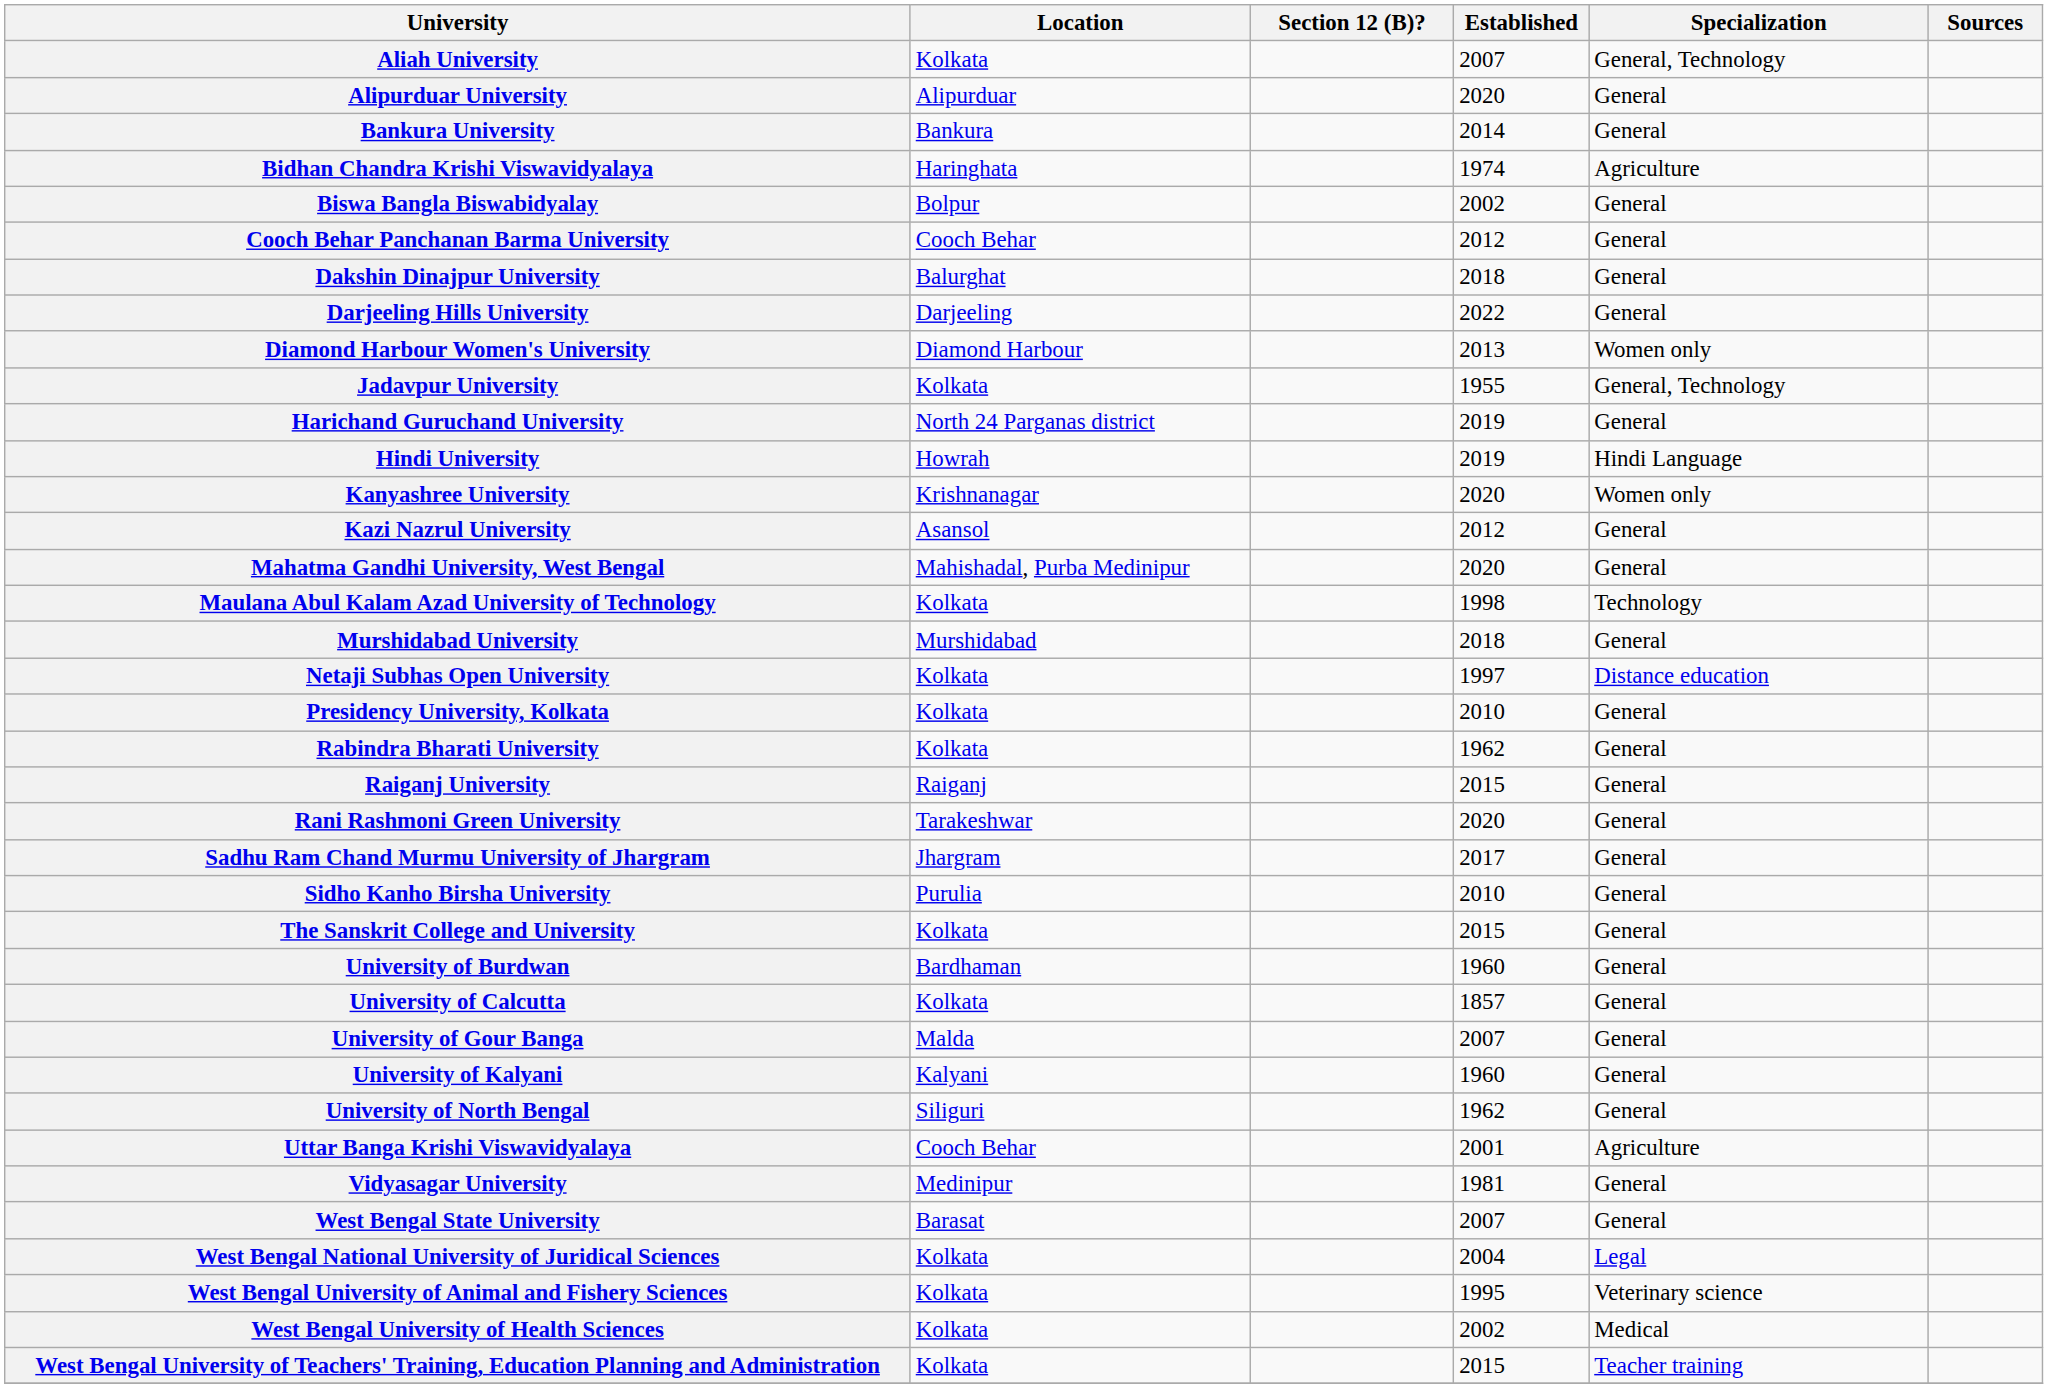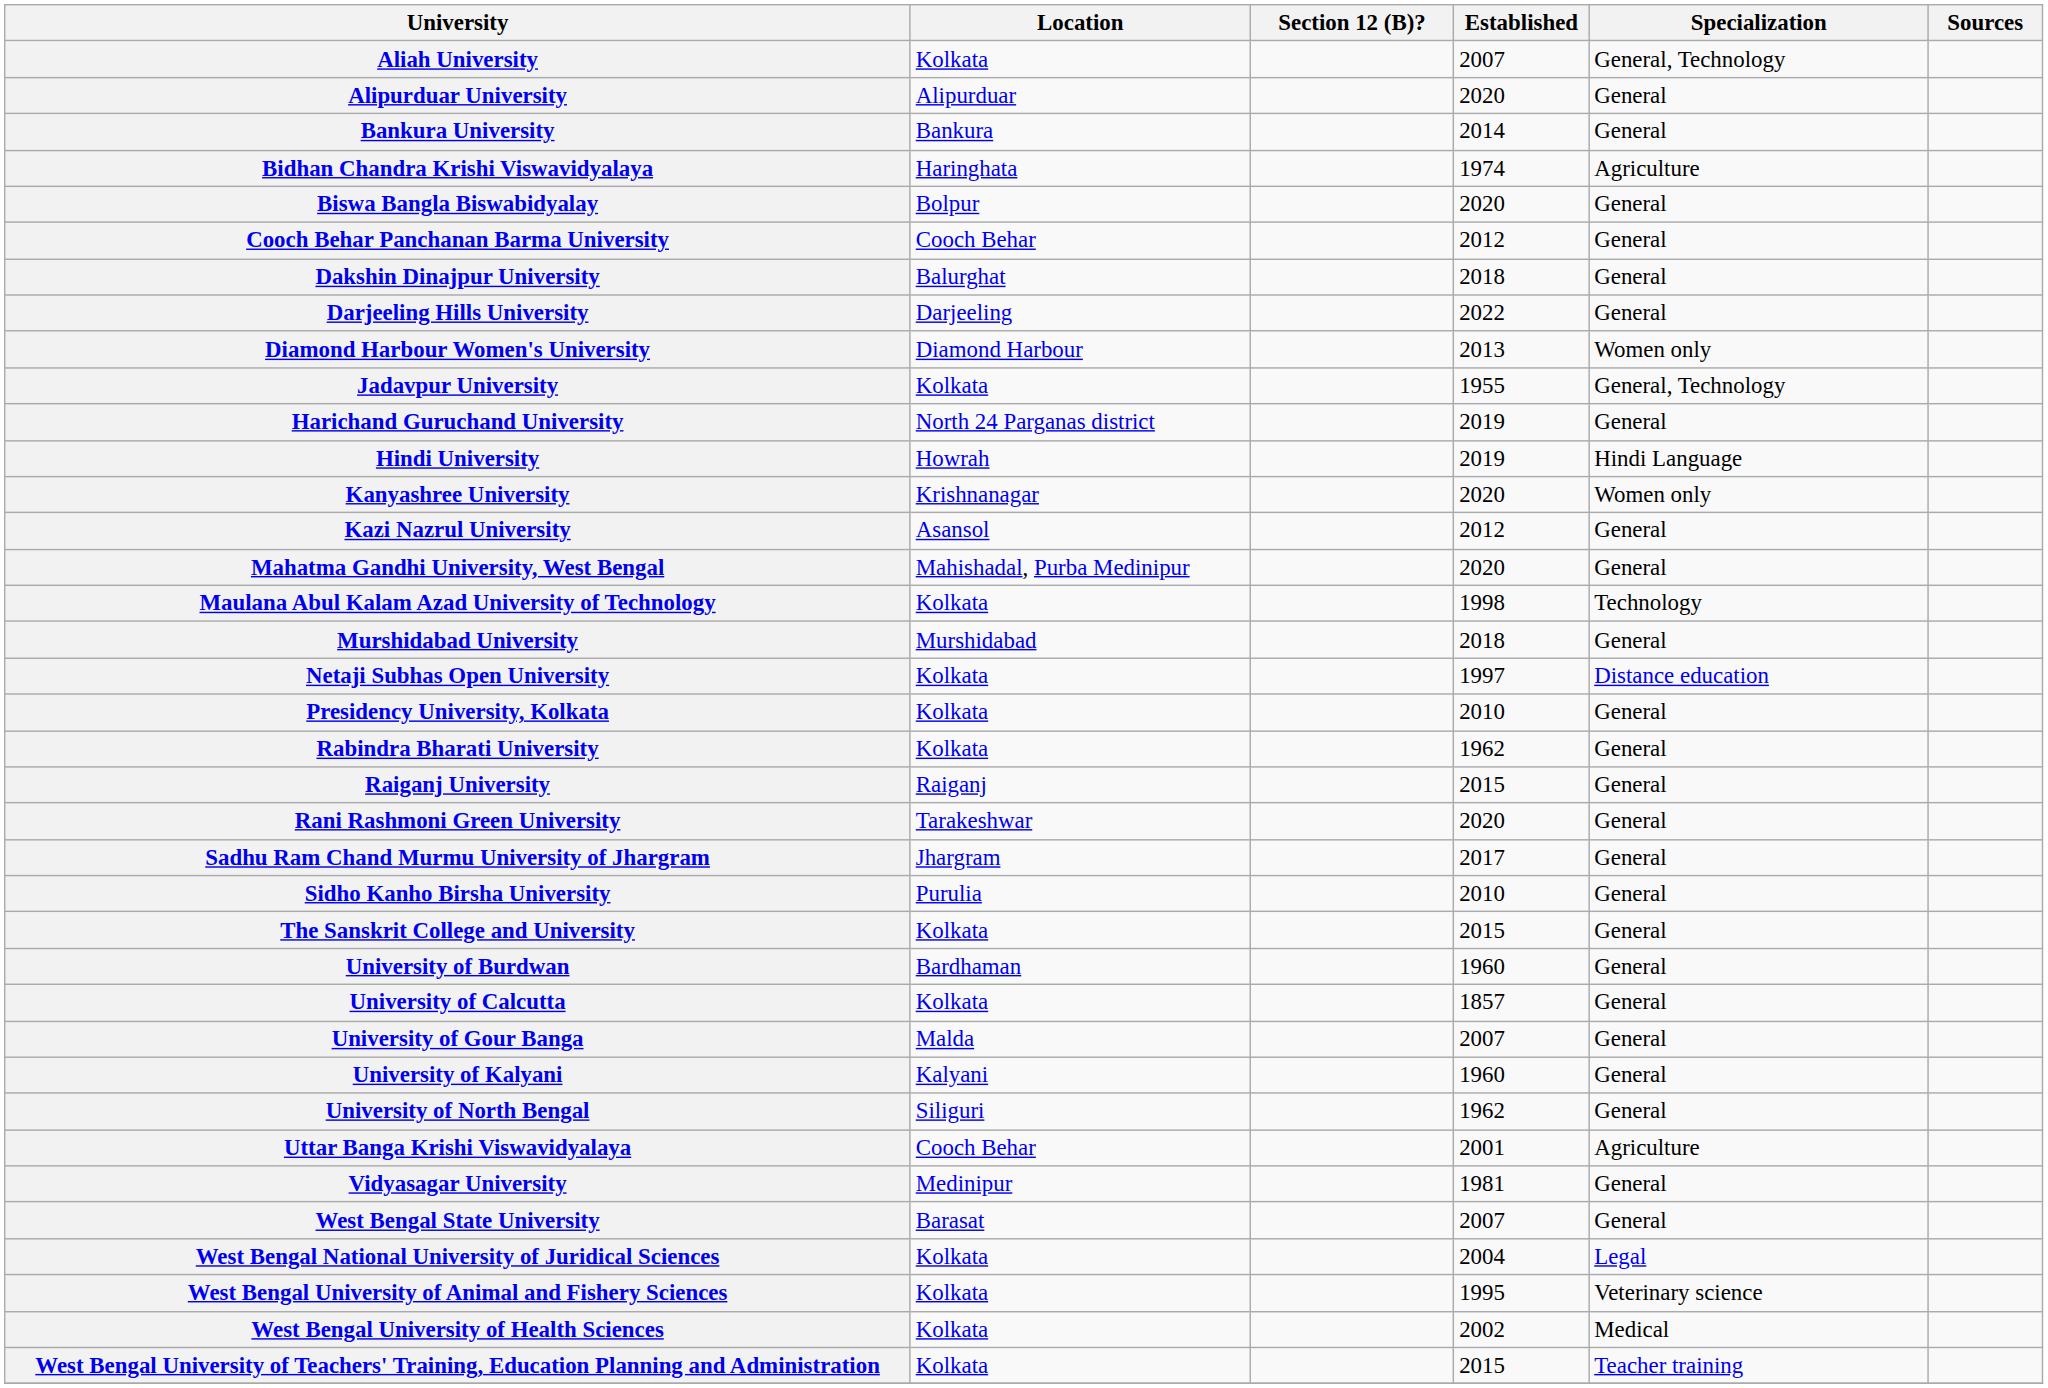(1482, 204) 2002 -> (1482, 204) 2020
